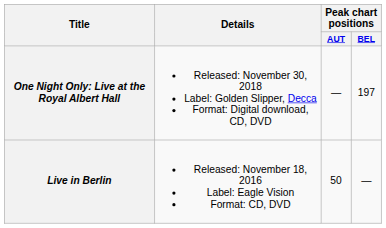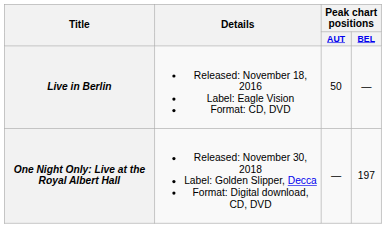rows swapped: (79, 181) <-> (79, 93)
